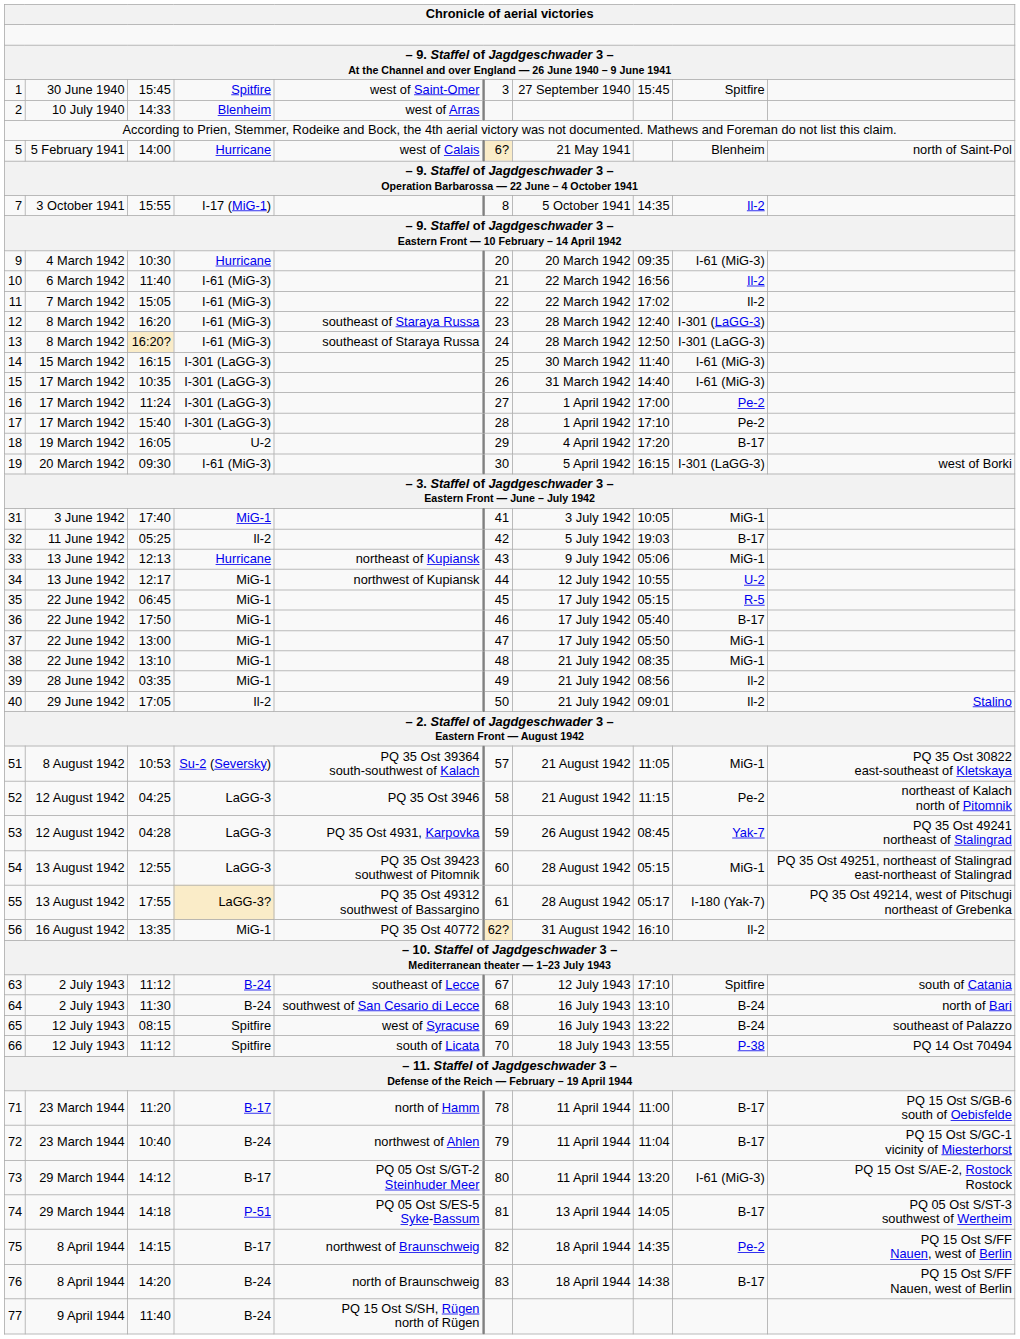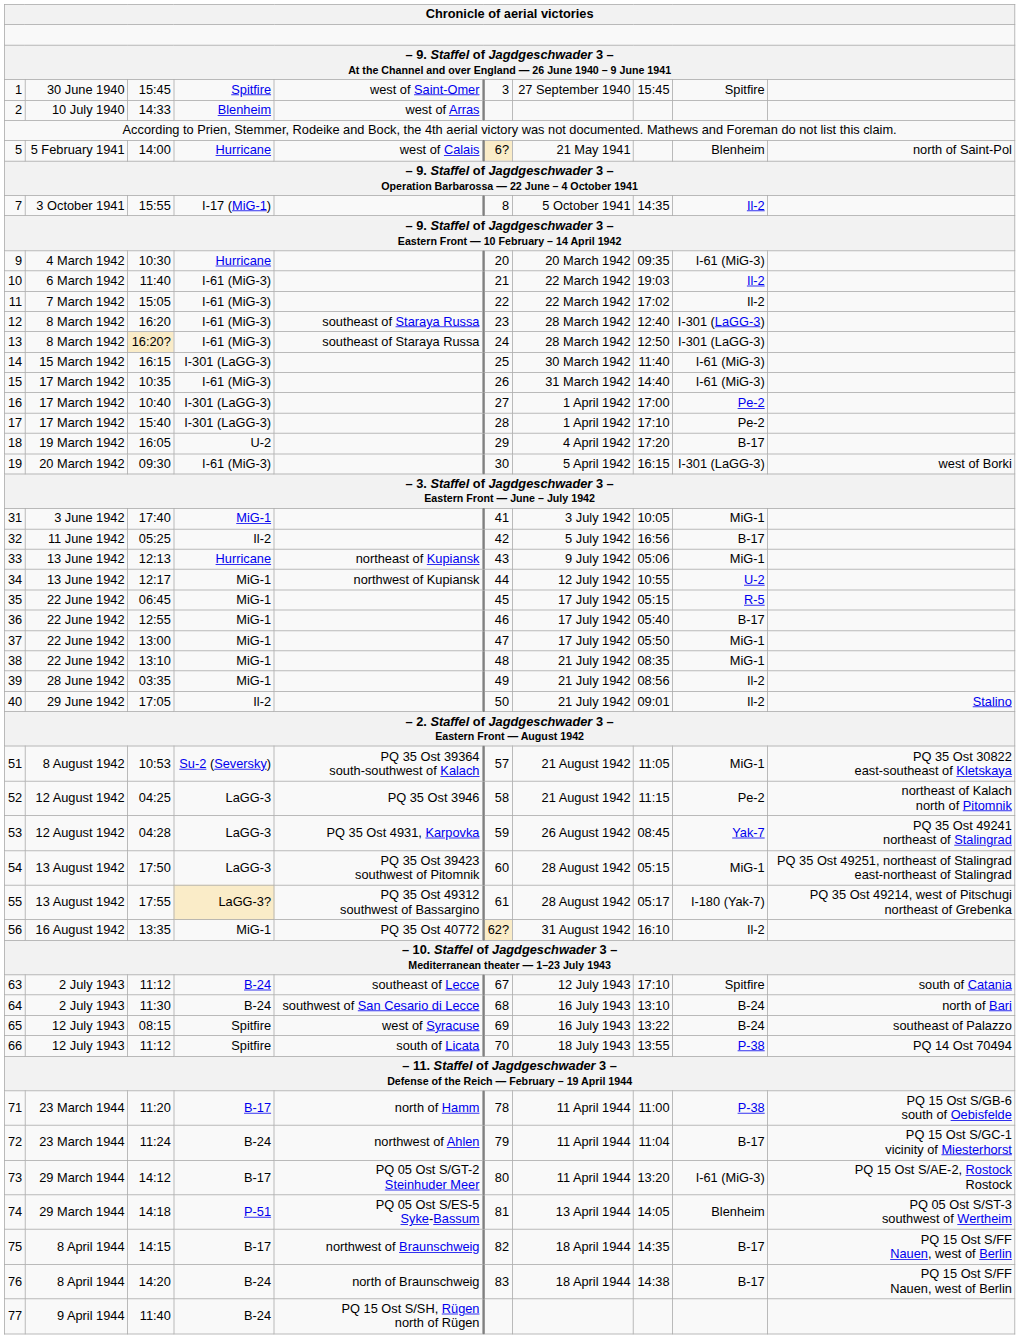(653, 281) 16:56 -> (653, 281) 19:03
(228, 382) I-301 (LaGG-3) -> (237, 382) I-61 (MiG-3)
(155, 402) 11:24 -> (155, 402) 10:40
(653, 539) 19:03 -> (653, 539) 16:56
(155, 620) 17:50 -> (155, 620) 12:55
(155, 867) 12:55 -> (155, 867) 17:50
(751, 1108) B-17 -> (751, 1108) P-38
(155, 1142) 10:40 -> (155, 1142) 11:24
(751, 1212) B-17 -> (738, 1212) Blenheim
(751, 1246) Pe-2 -> (751, 1246) B-17
